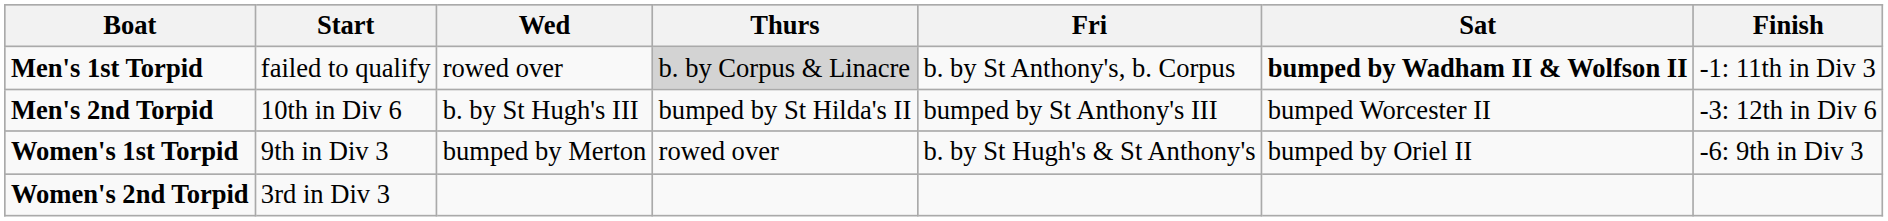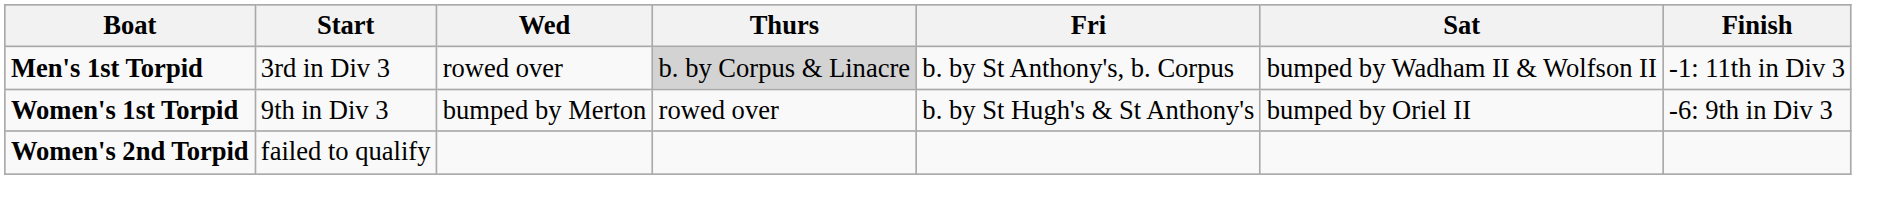(346, 67) failed to qualify -> (325, 67) 3rd in Div 3
(1478, 67) bold -> (1462, 67) normal
- row: (112, 109)
(325, 194) 3rd in Div 3 -> (346, 151) failed to qualify
